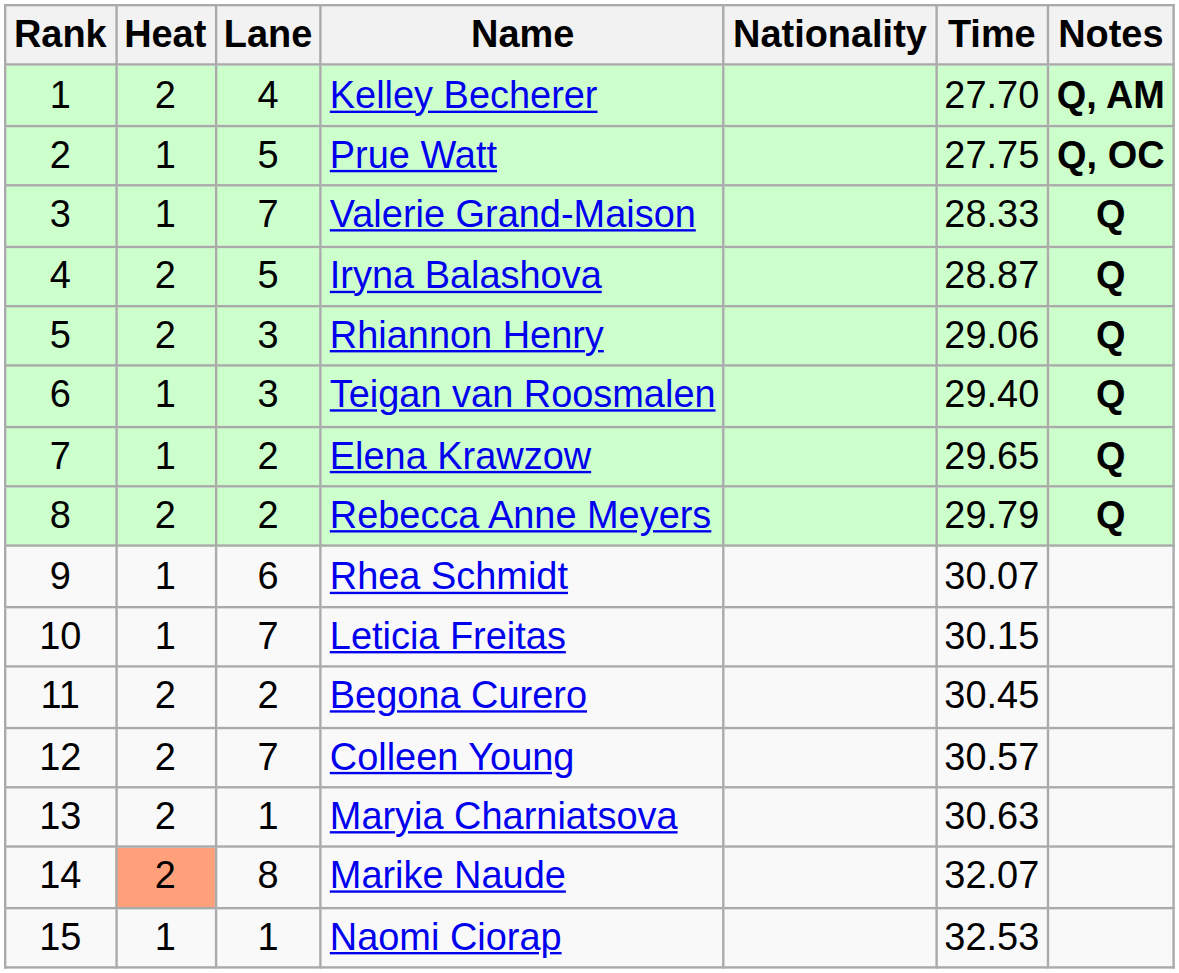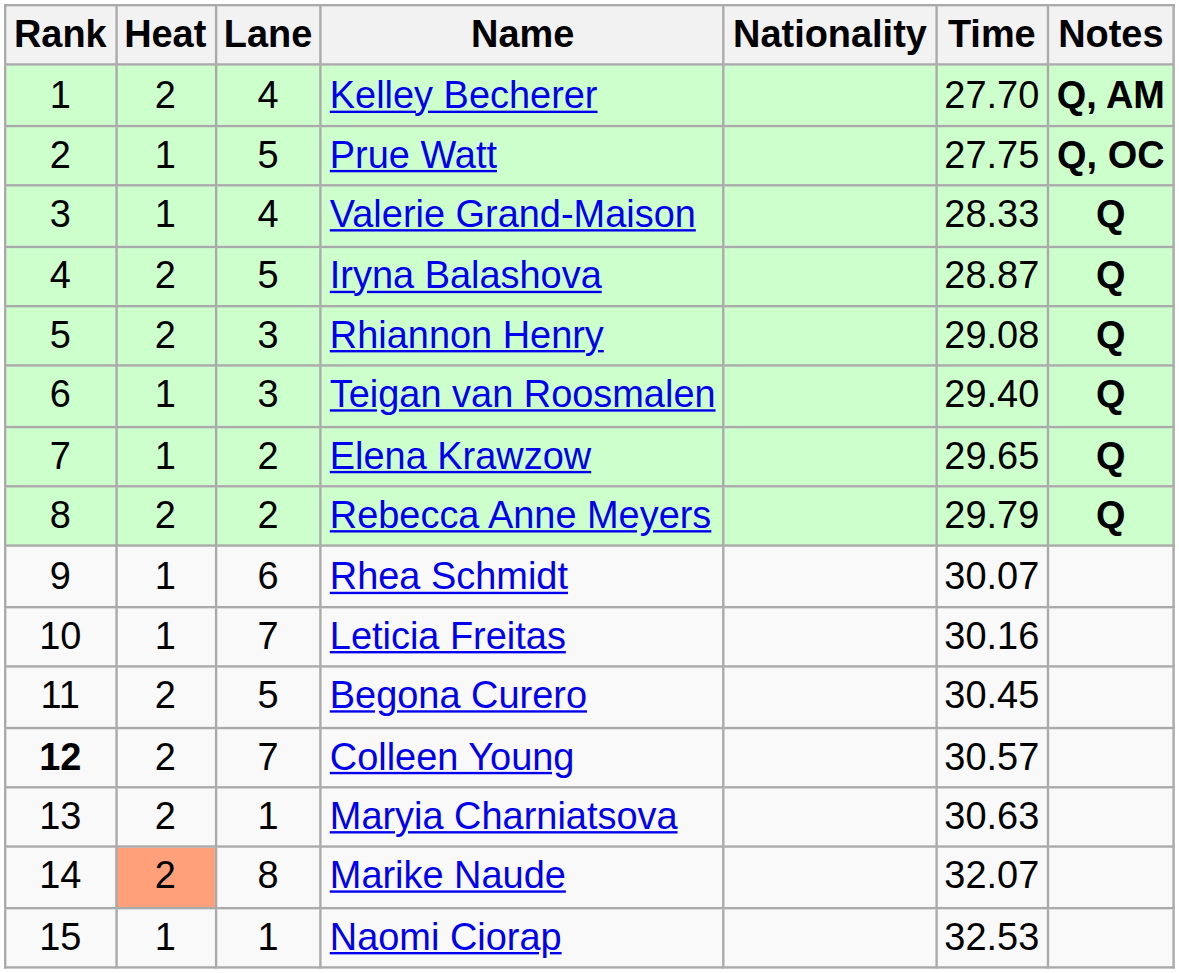(268, 214) 7 -> (268, 214) 4
(992, 335) 29.06 -> (992, 335) 29.08
(992, 635) 30.15 -> (992, 635) 30.16
(268, 696) 2 -> (268, 696) 5
(60, 756) normal -> (60, 756) bold
